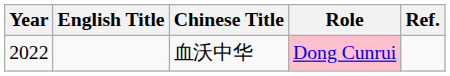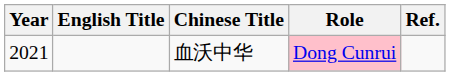(29, 53) 2022 -> (29, 53) 2021
